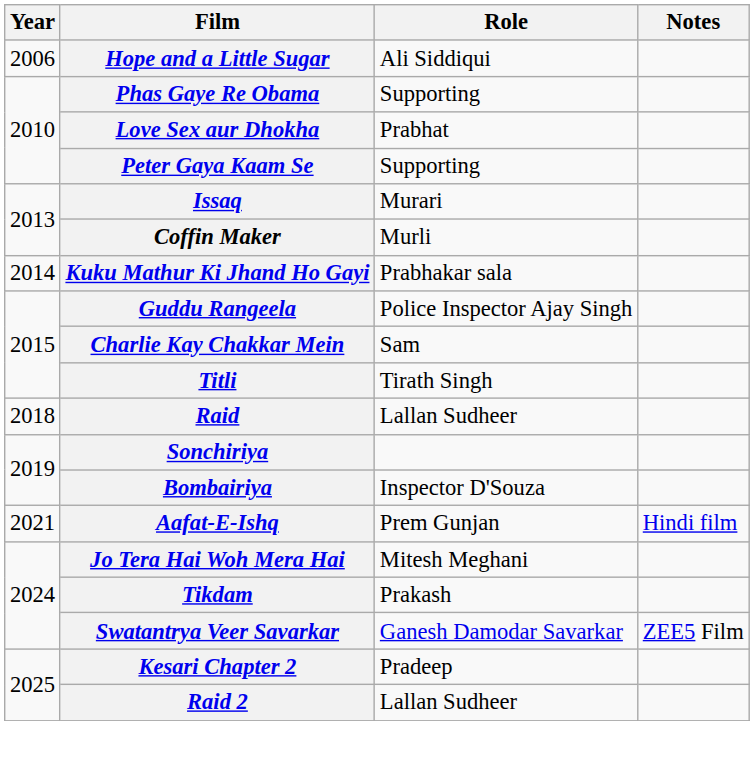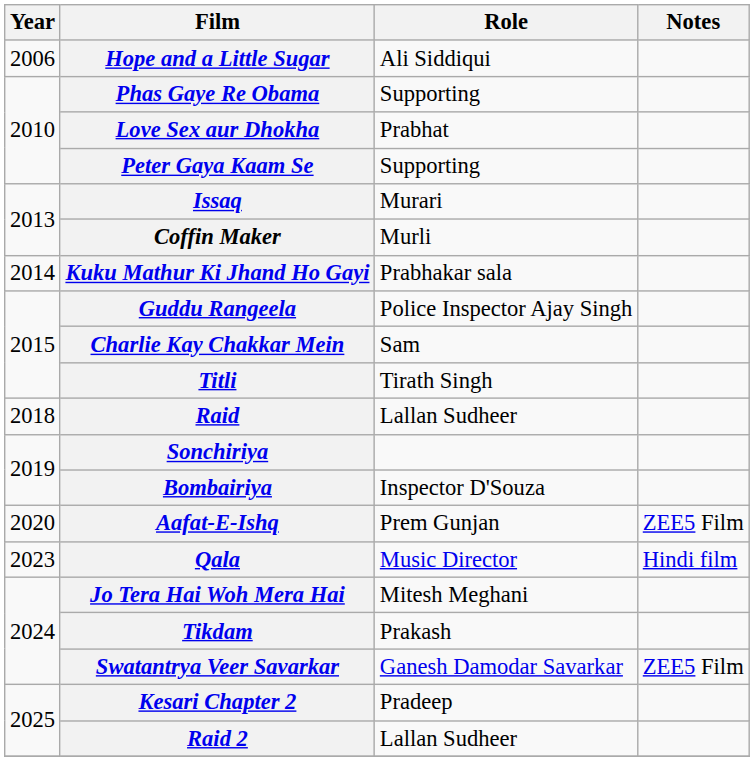(32, 523) 2021 -> (32, 523) 2020
(690, 523) Hindi film -> (693, 523) ZEE5 Film
+ row: (217, 559)
